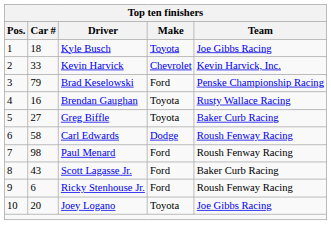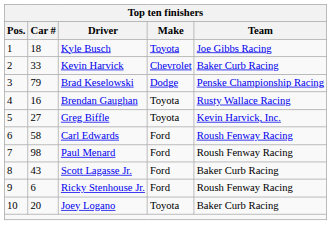(239, 65) Kevin Harvick, Inc. -> (238, 65) Baker Curb Racing
(160, 82) Ford -> (164, 82) Dodge
(238, 117) Baker Curb Racing -> (239, 117) Kevin Harvick, Inc.
(164, 135) Dodge -> (160, 135) Ford
(234, 205) Joe Gibbs Racing -> (238, 205) Baker Curb Racing
